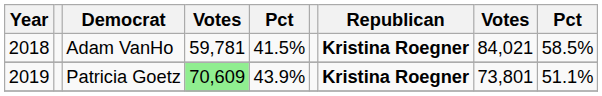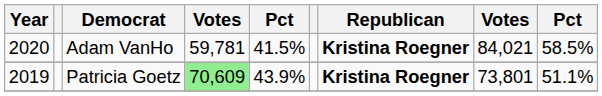(29, 48) 2018 -> (29, 48) 2020
